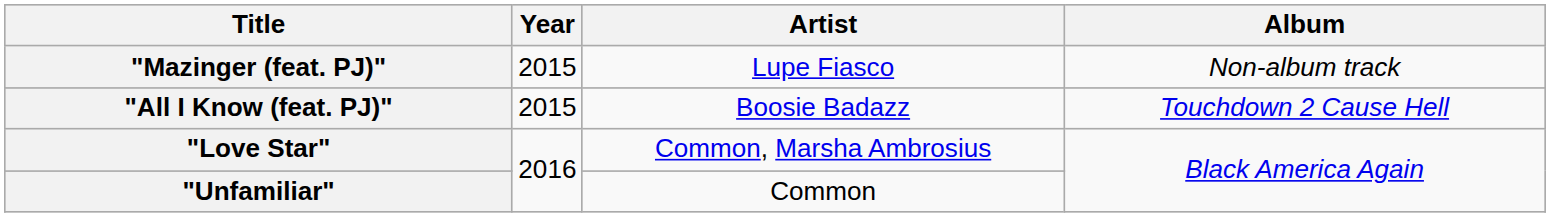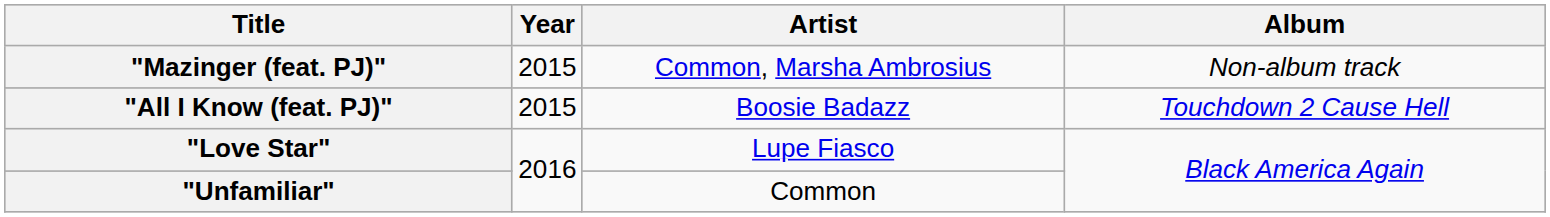(823, 66) Lupe Fiasco -> (823, 66) Common, Marsha Ambrosius
(823, 149) Common, Marsha Ambrosius -> (823, 149) Lupe Fiasco
